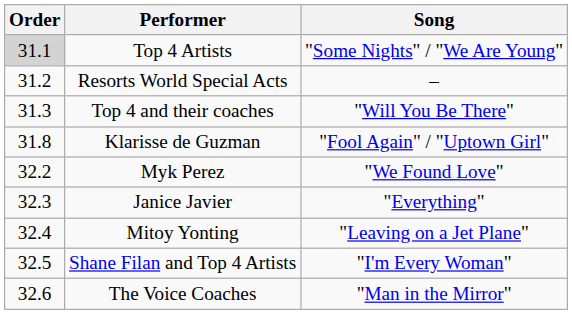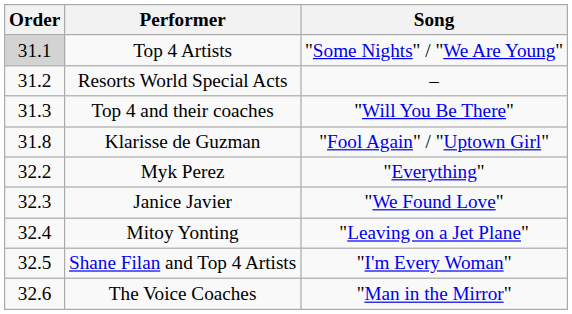(434, 171) "We Found Love" -> (434, 171) "Everything"
(434, 202) "Everything" -> (434, 202) "We Found Love"
